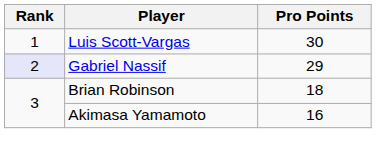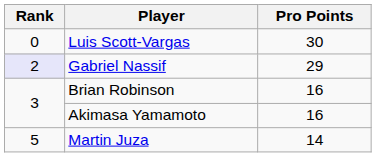(35, 41) 1 -> (35, 41) 0
(315, 90) 18 -> (315, 90) 16
+ row: (108, 139)
